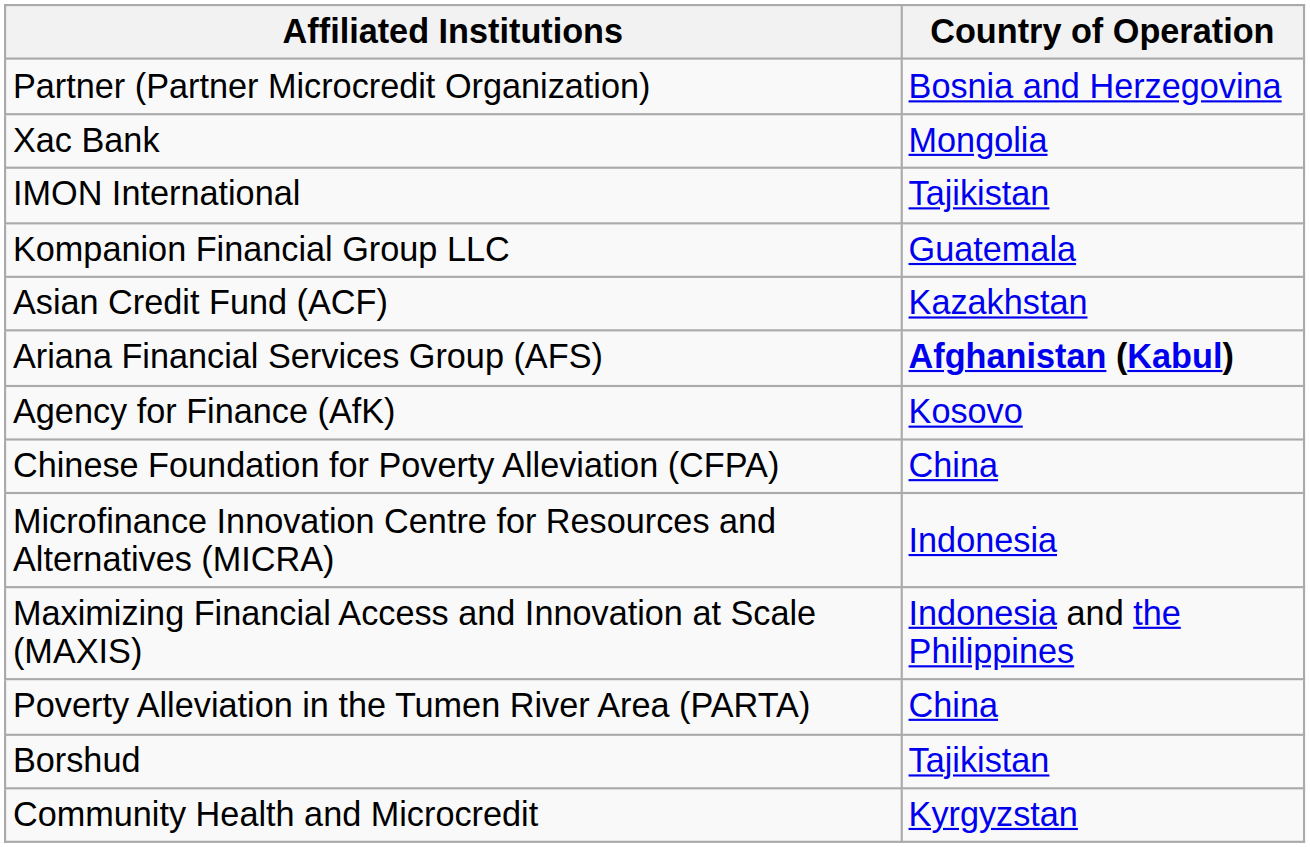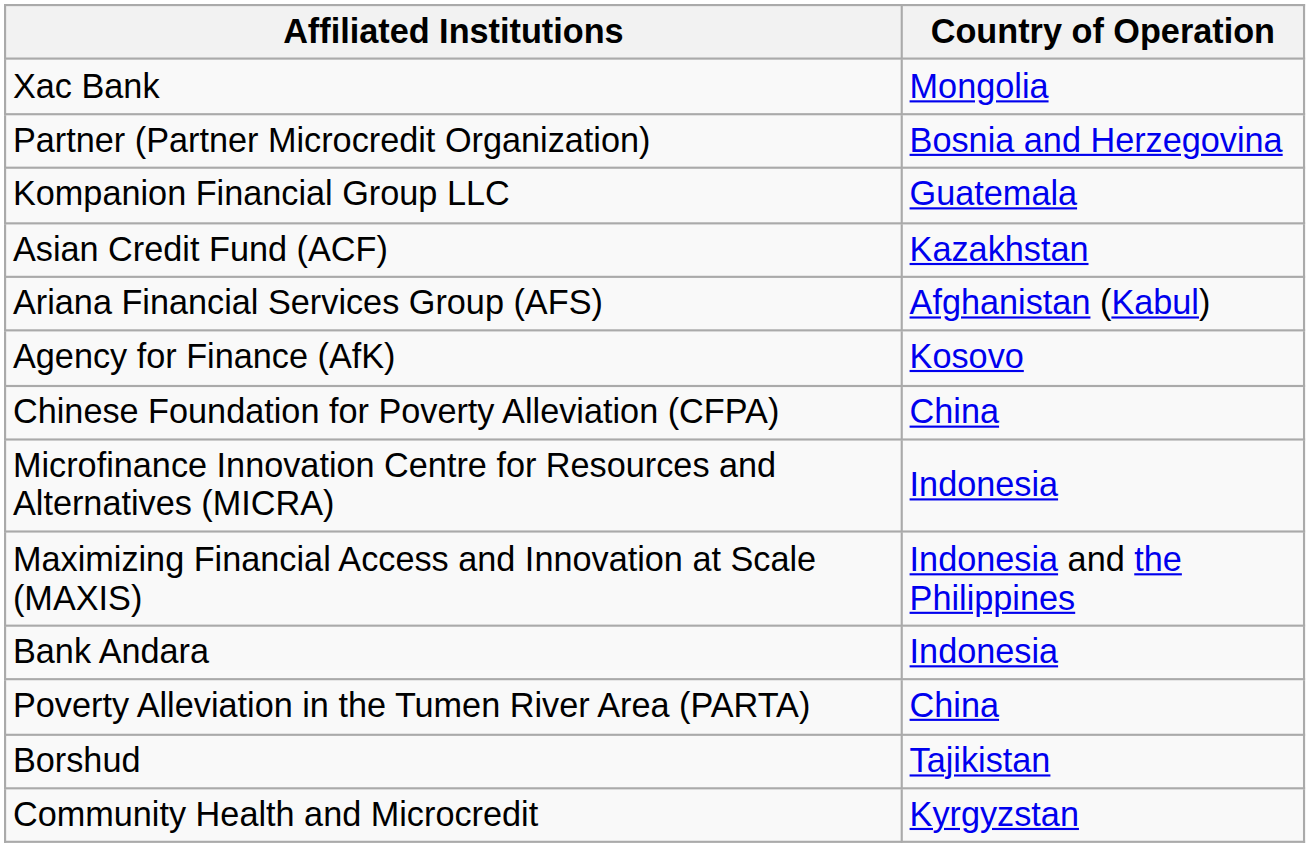rows swapped: (86, 140) <-> (332, 85)
- row: (157, 194)
(1071, 357) bold -> (1060, 303) normal
+ row: (111, 651)
